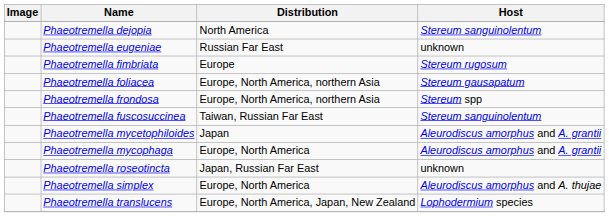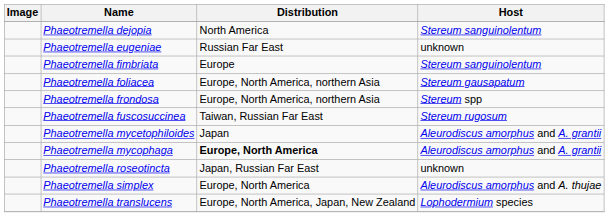(464, 64) Stereum rugosum -> (481, 64) Stereum sanguinolentum
(481, 116) Stereum sanguinolentum -> (464, 116) Stereum rugosum
(255, 151) normal -> (259, 151) bold
